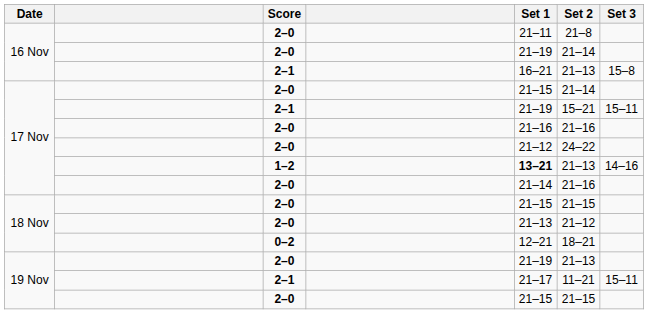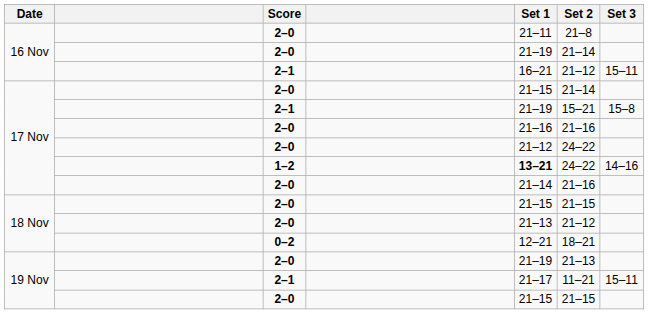(579, 71) 21–13 -> (579, 71) 21–12
(622, 71) 15–8 -> (622, 71) 15–11
(622, 109) 15–11 -> (622, 109) 15–8
(579, 166) 21–13 -> (579, 166) 24–22
